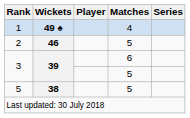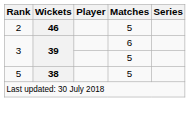- row: (18, 27)
